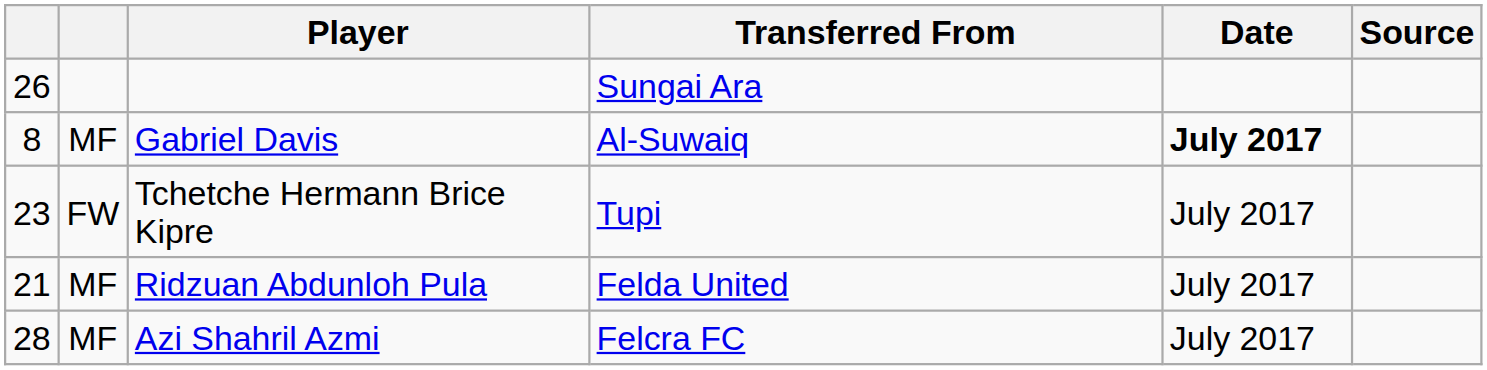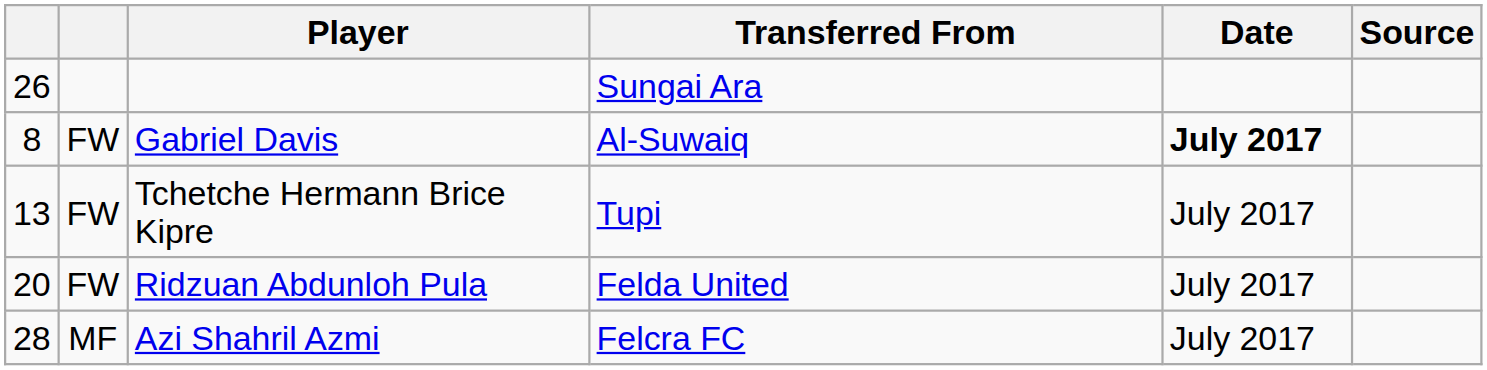(93, 139) MF -> (93, 139) FW
(32, 212) 23 -> (32, 212) 13
(32, 285) 21 -> (32, 285) 20
(93, 285) MF -> (93, 285) FW
